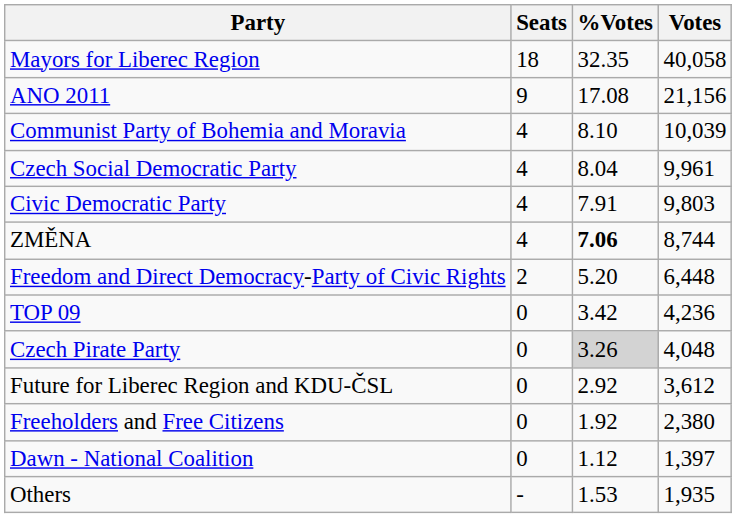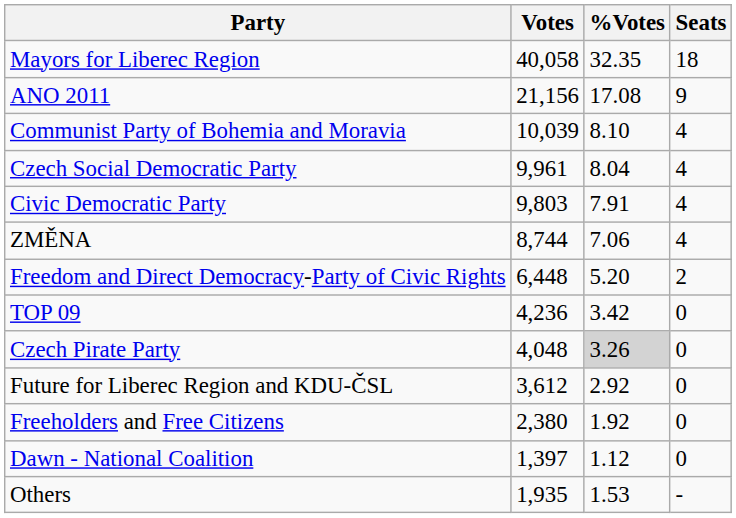columns swapped: (695, 22) <-> (542, 22)
(598, 240) bold -> (610, 240) normal
